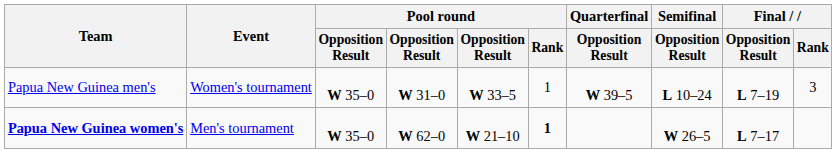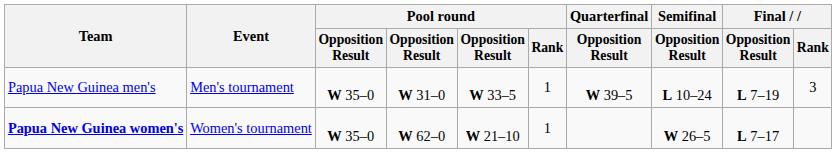(251, 87) Women's tournament -> (242, 87) Men's tournament
(242, 128) Men's tournament -> (251, 128) Women's tournament
(547, 128) bold -> (547, 128) normal
